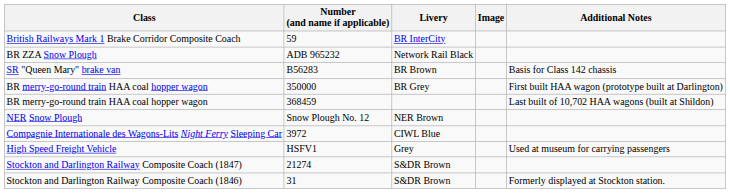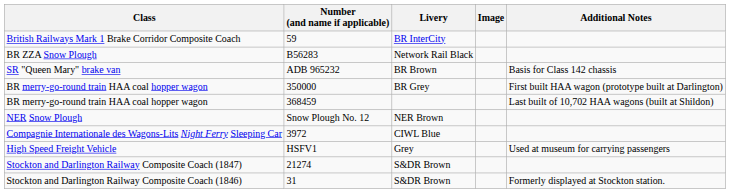(313, 54) ADB 965232 -> (302, 54) B56283
(302, 70) B56283 -> (313, 70) ADB 965232
